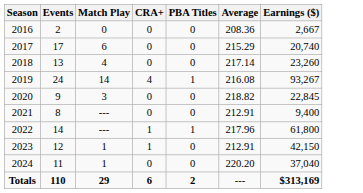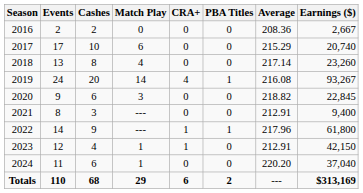+ column: (94, 12)
